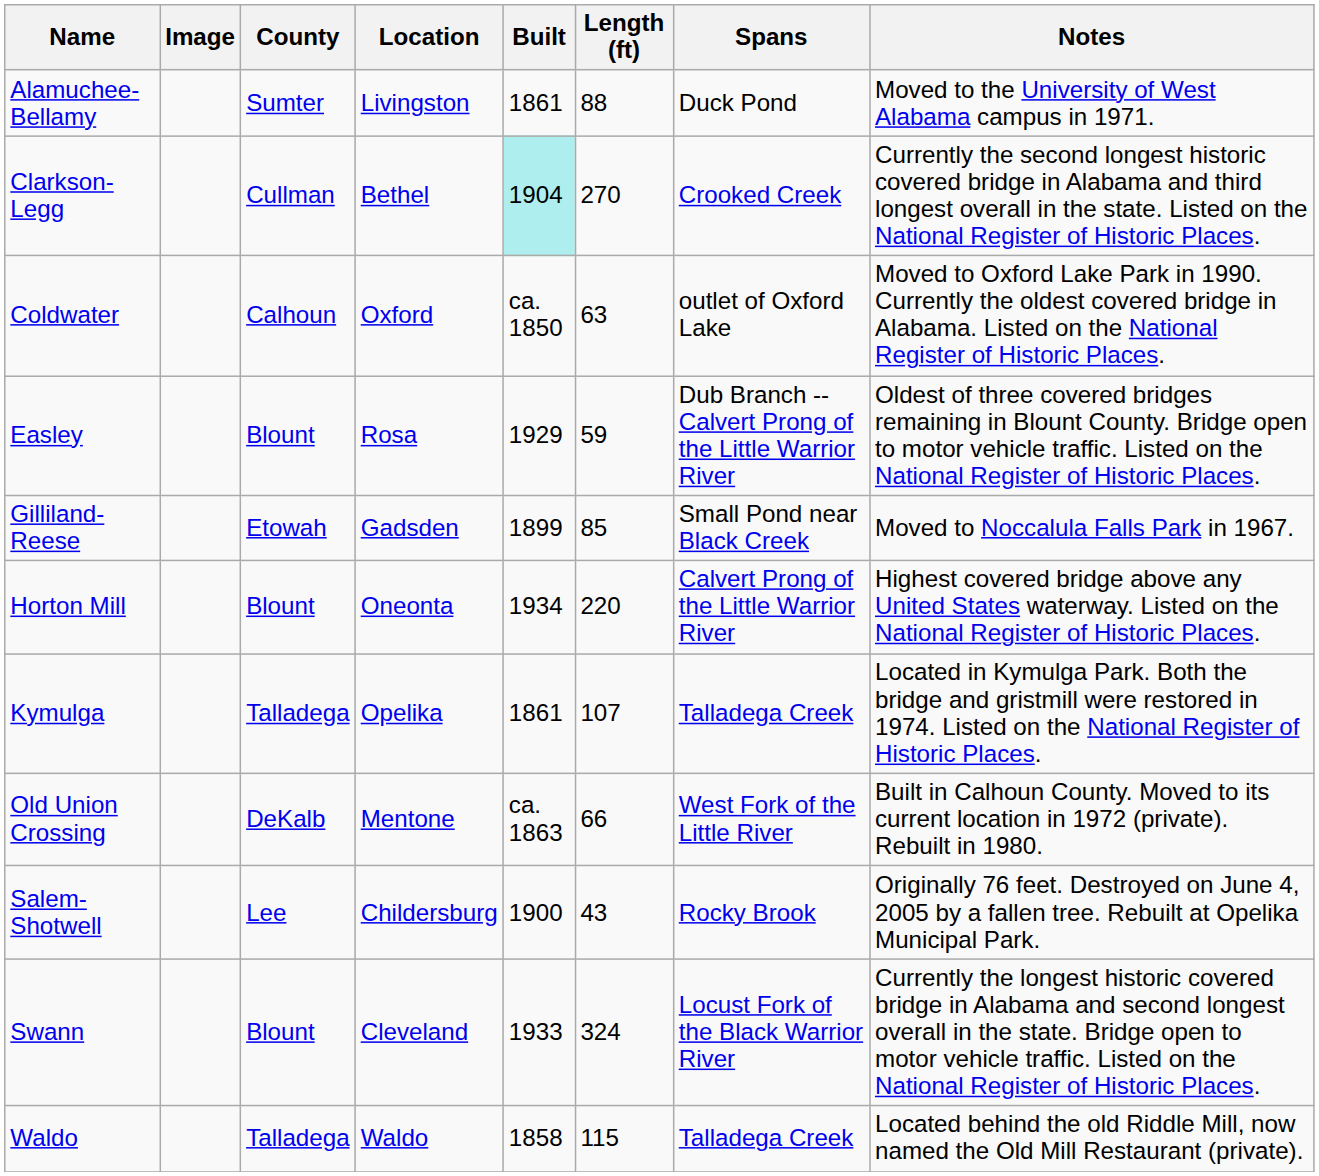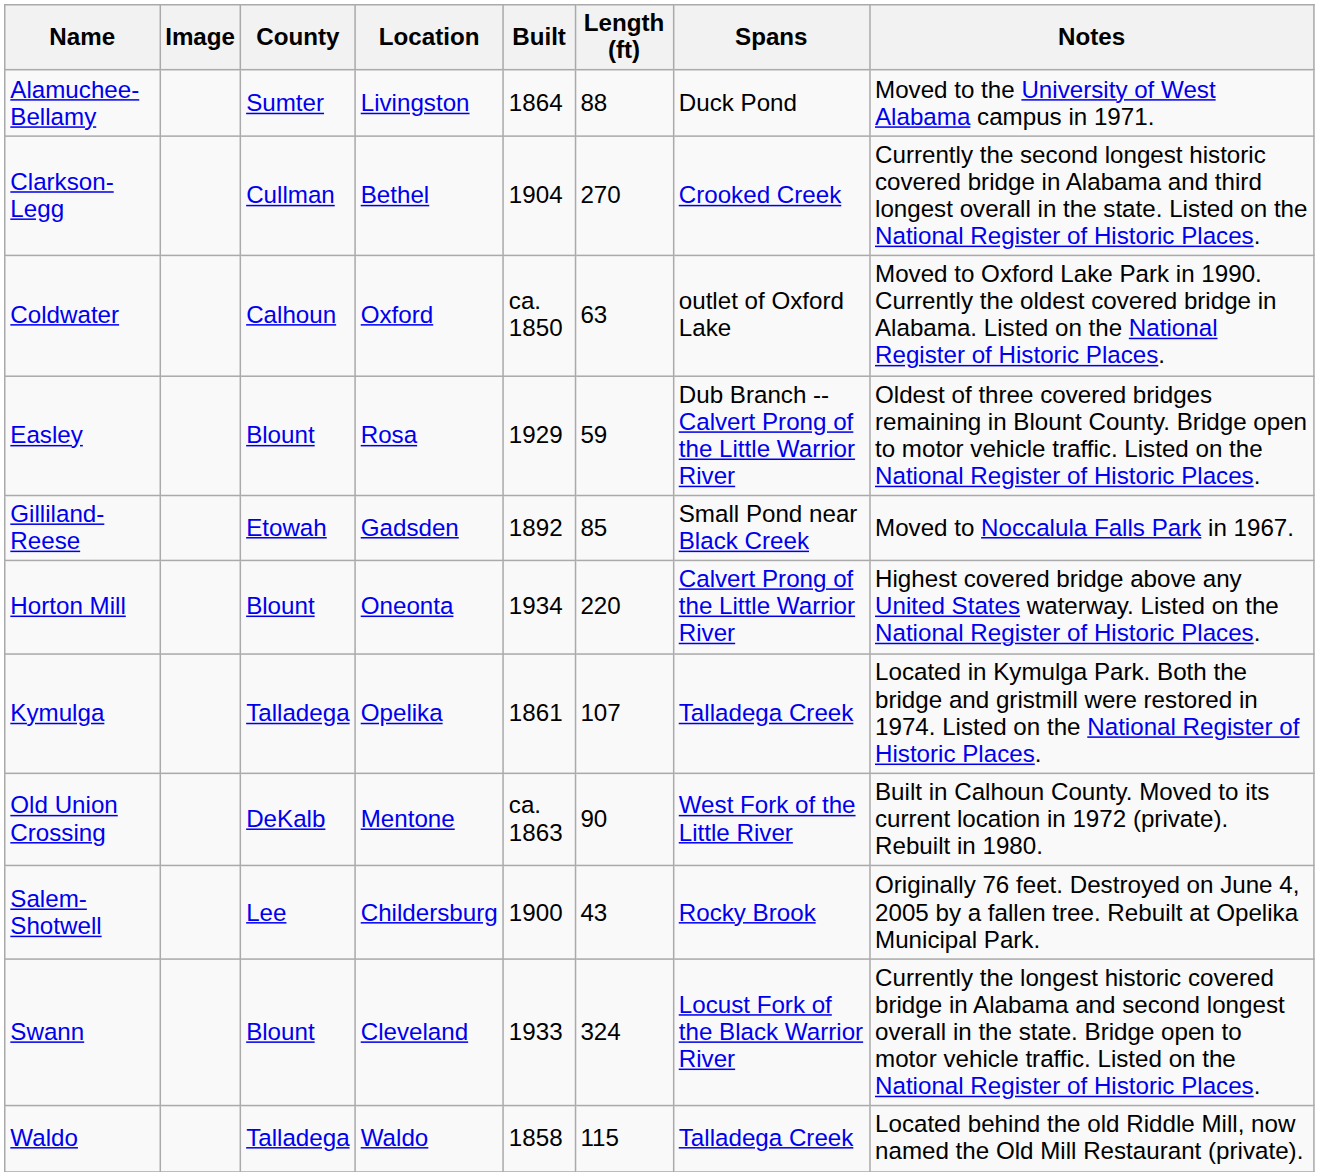(536, 102) 1861 -> (536, 102) 1864
(536, 195) paleturquoise background -> (536, 195) no background
(536, 527) 1899 -> (536, 527) 1892
(594, 819) 66 -> (594, 819) 90
